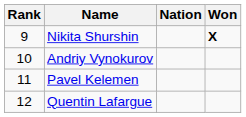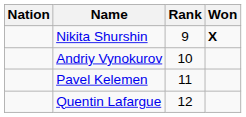columns swapped: (24, 15) <-> (181, 15)
